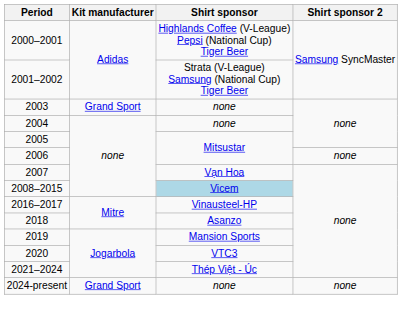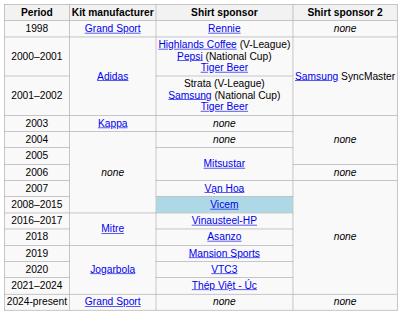+ row: (37, 28)
(113, 107) Grand Sport -> (113, 123) Kappa
